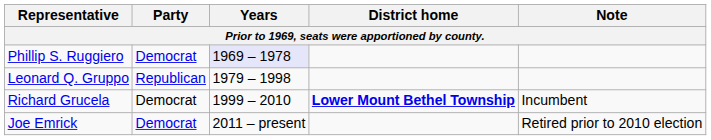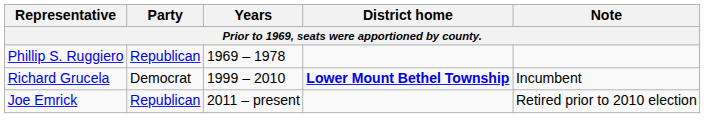(166, 56) Democrat -> (165, 56) Republican
(252, 56) lavender background -> (246, 56) no background
- row: (68, 78)
(166, 123) Democrat -> (165, 101) Republican
